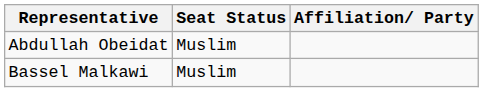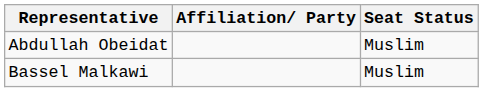columns swapped: (384, 18) <-> (231, 18)
